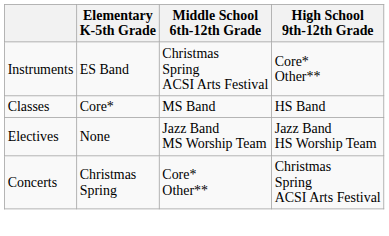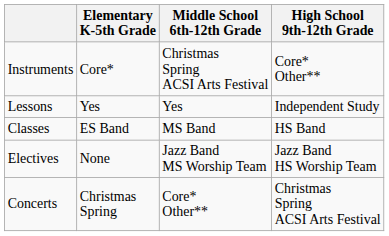(104, 68) ES Band -> (97, 68) Core*
+ row: (30, 106)
(97, 106) Core* -> (104, 128) ES Band
